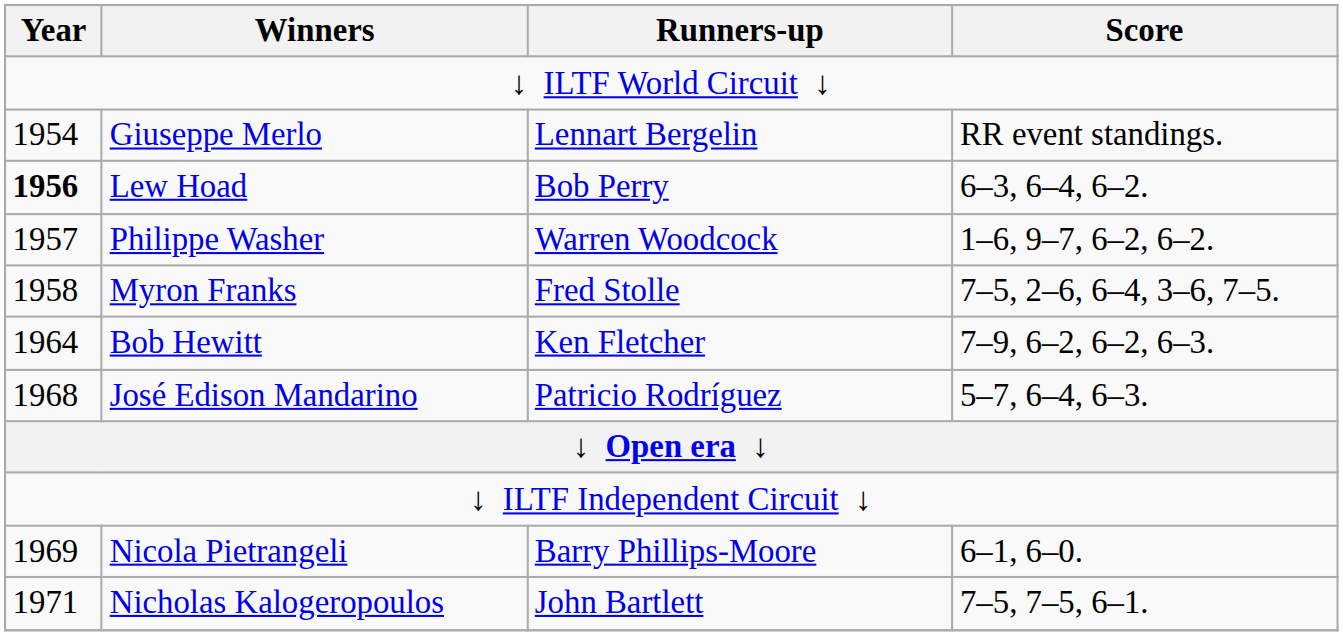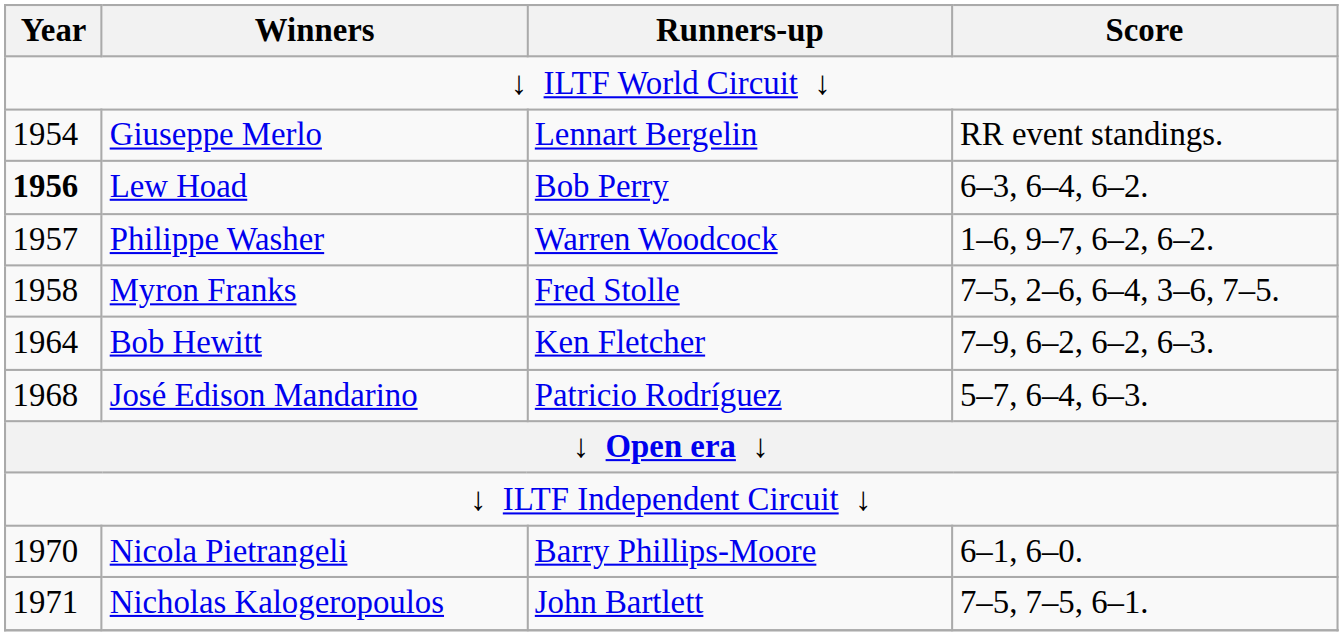(45, 550) 1969 -> (45, 550) 1970
